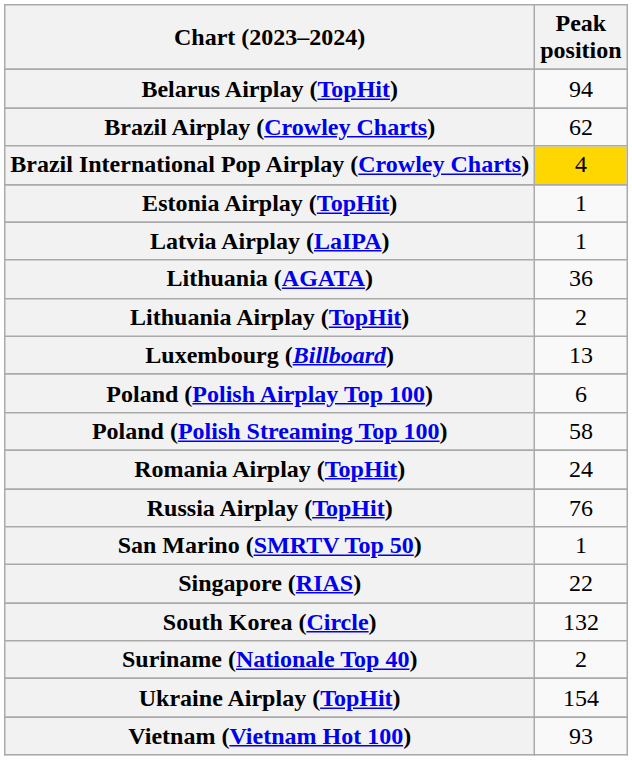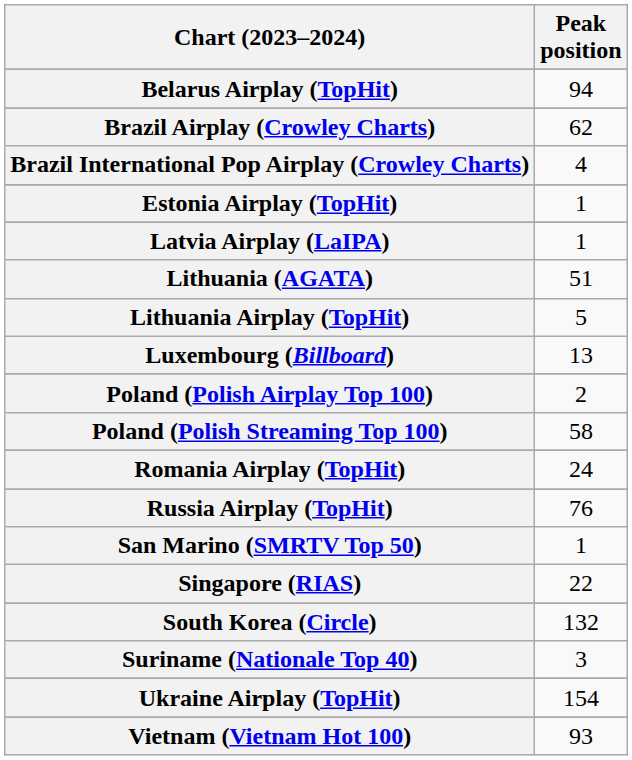(581, 164) gold background -> (581, 164) no background
(581, 278) 36 -> (581, 278) 51
(581, 316) 2 -> (581, 316) 5
(581, 393) 6 -> (581, 393) 2
(581, 659) 2 -> (581, 659) 3
